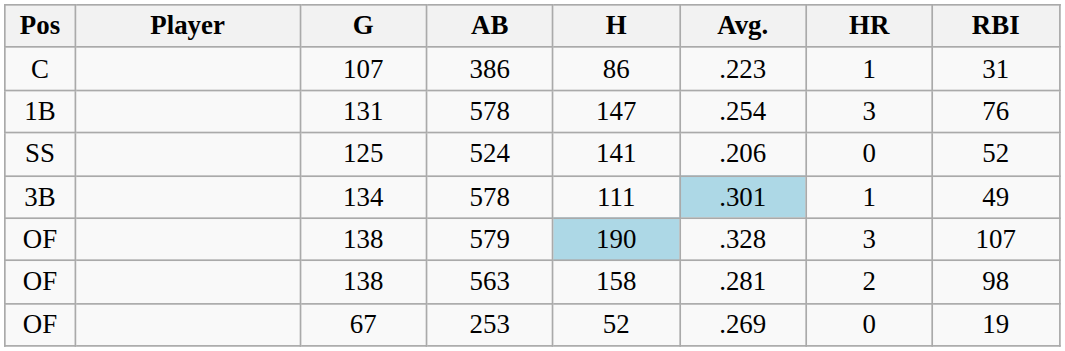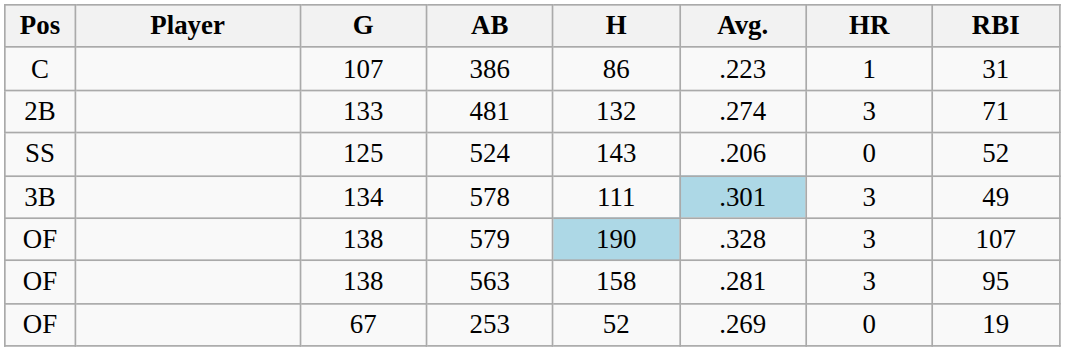- row: (363, 111)
+ row: (363, 111)
(616, 153) 141 -> (616, 153) 143
(869, 196) 1 -> (869, 196) 3
(869, 281) 2 -> (869, 281) 3
(996, 281) 98 -> (996, 281) 95
